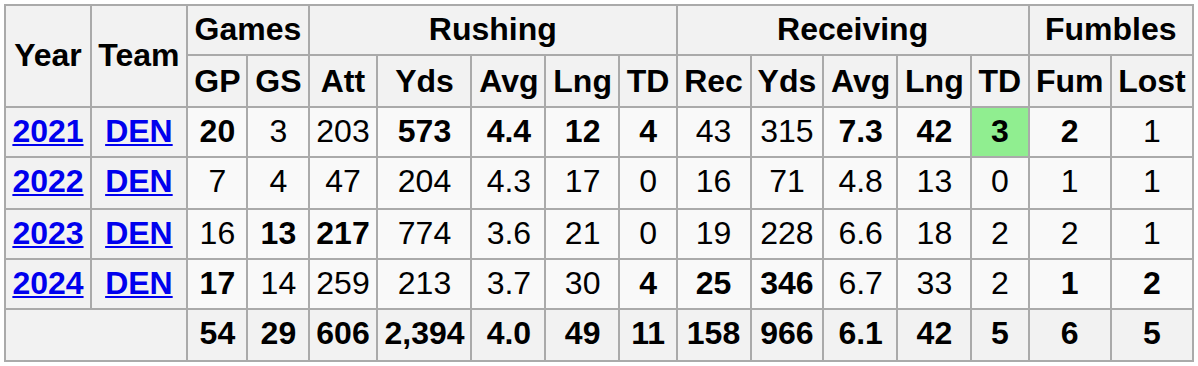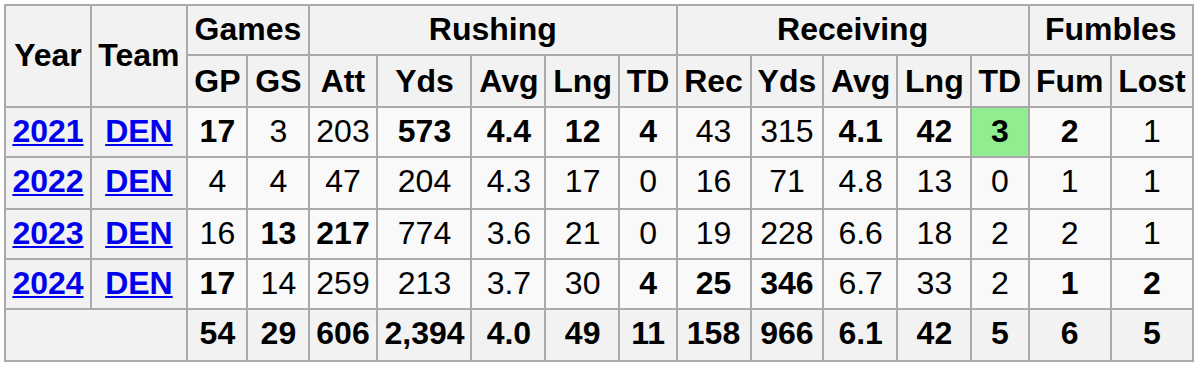(217, 131) 20 -> (217, 131) 17
(861, 131) 7.3 -> (861, 131) 4.1
(217, 182) 7 -> (217, 182) 4
